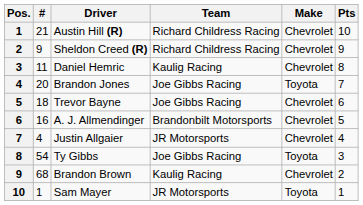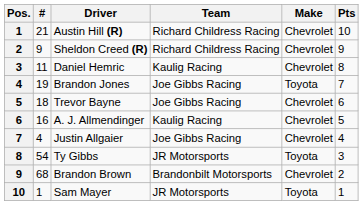(42, 85) 20 -> (42, 85) 19
(212, 120) Brandonbilt Motorsports -> (187, 120) Kaulig Racing
(191, 138) JR Motorsports -> (197, 138) Joe Gibbs Racing
(197, 156) Joe Gibbs Racing -> (191, 156) JR Motorsports
(187, 174) Kaulig Racing -> (212, 174) Brandonbilt Motorsports
